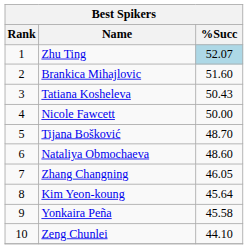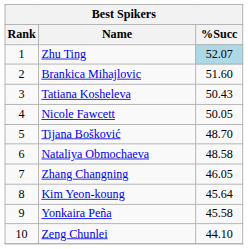(219, 114) 50.00 -> (219, 114) 50.05
(219, 154) 48.60 -> (219, 154) 48.58
